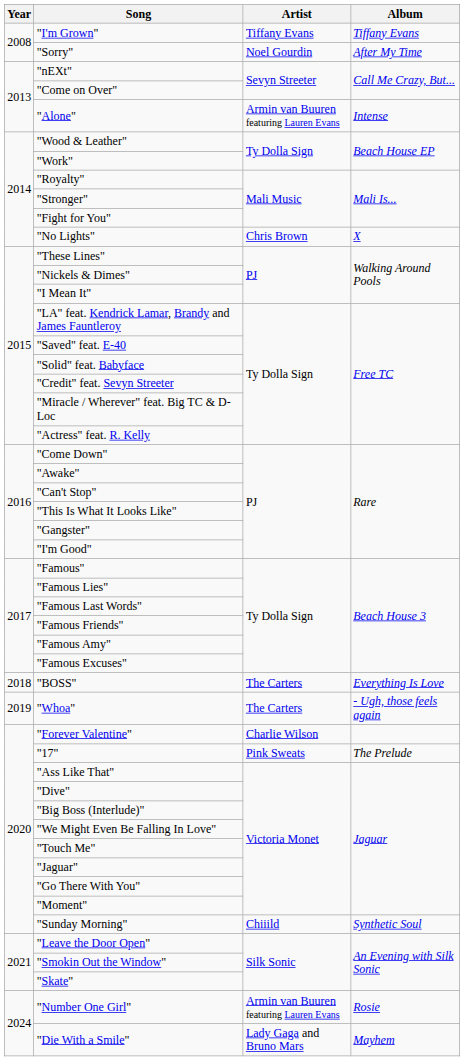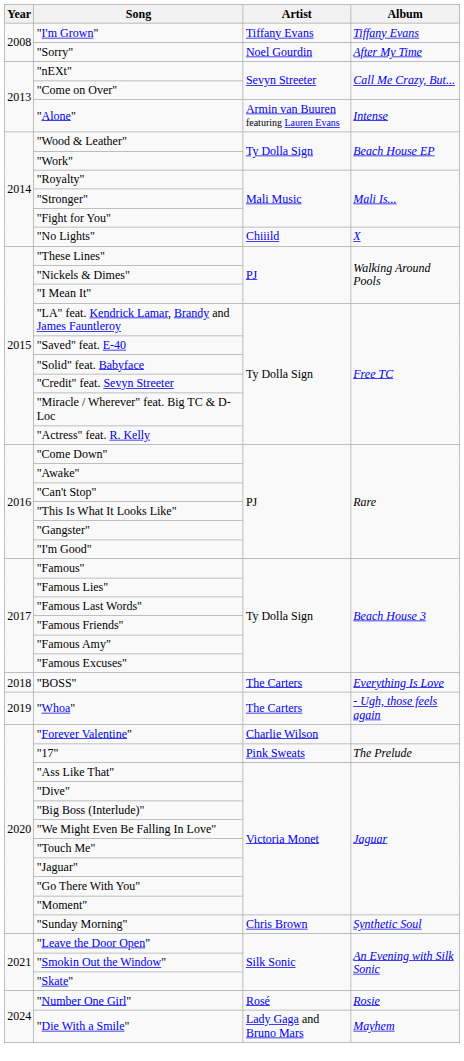(277, 236) Chris Brown -> (263, 236) Chiiild
(263, 924) Chiiild -> (277, 924) Chris Brown
(293, 1007) Armin van Buuren featuring Lauren Evans -> (258, 1000) Rosé
